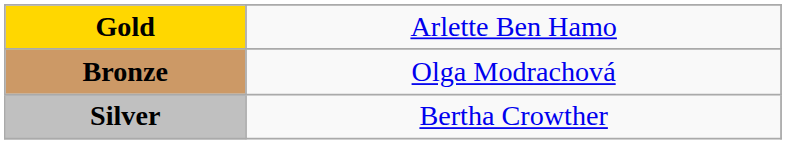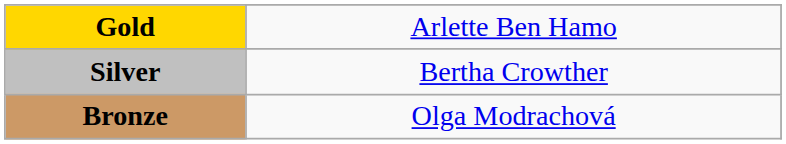rows swapped: (125, 116) <-> (125, 71)
